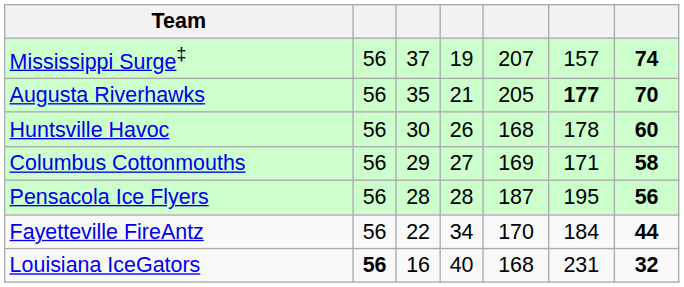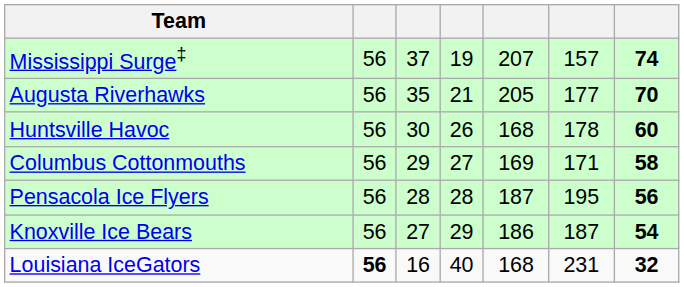(581, 95) bold -> (581, 95) normal
+ row: (101, 231)
- row: (107, 231)
